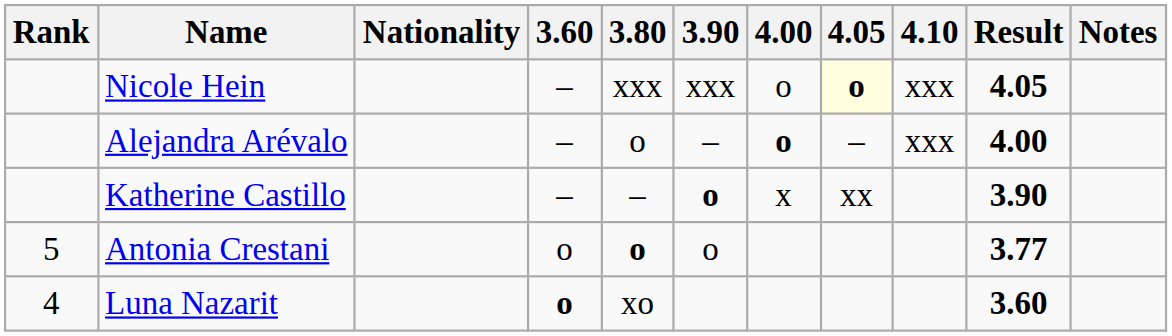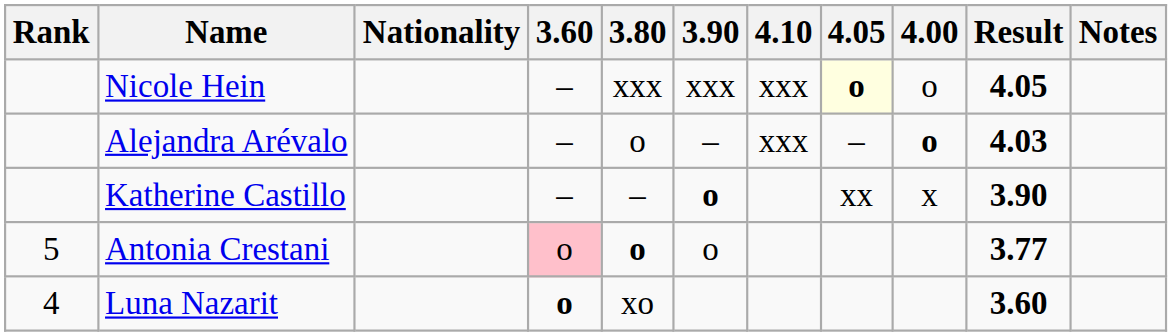columns swapped: (784, 31) <-> (930, 31)
(1019, 140) 4.00 -> (1019, 140) 4.03
(565, 249) no background -> (565, 249) pink background
